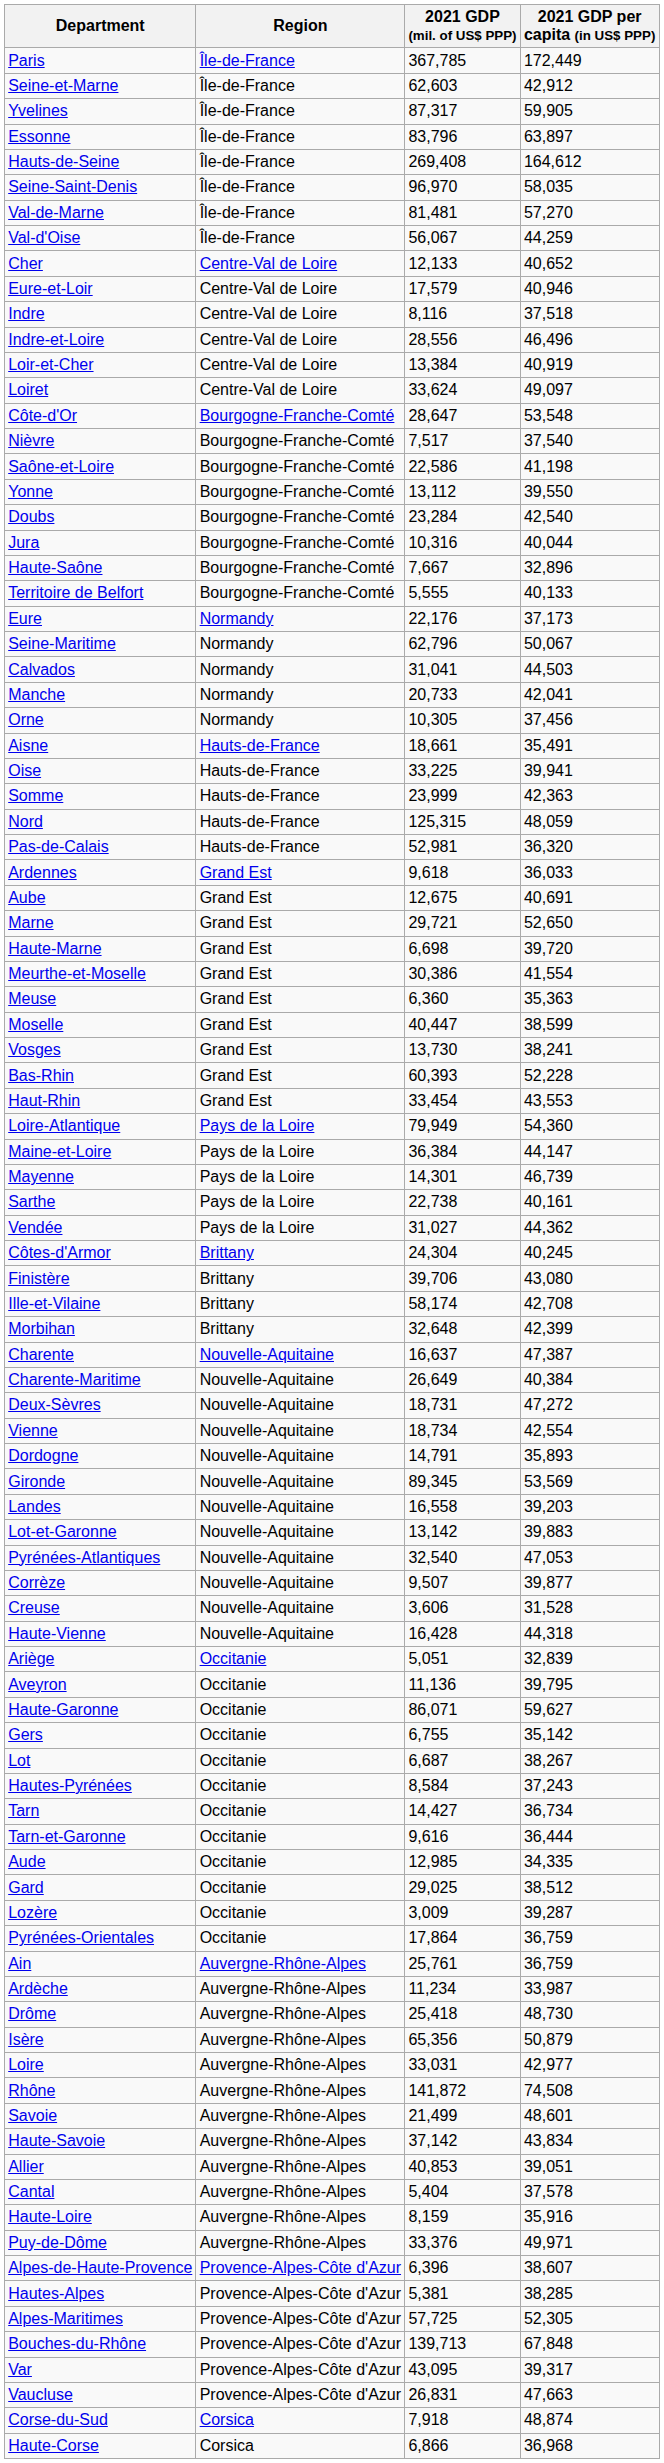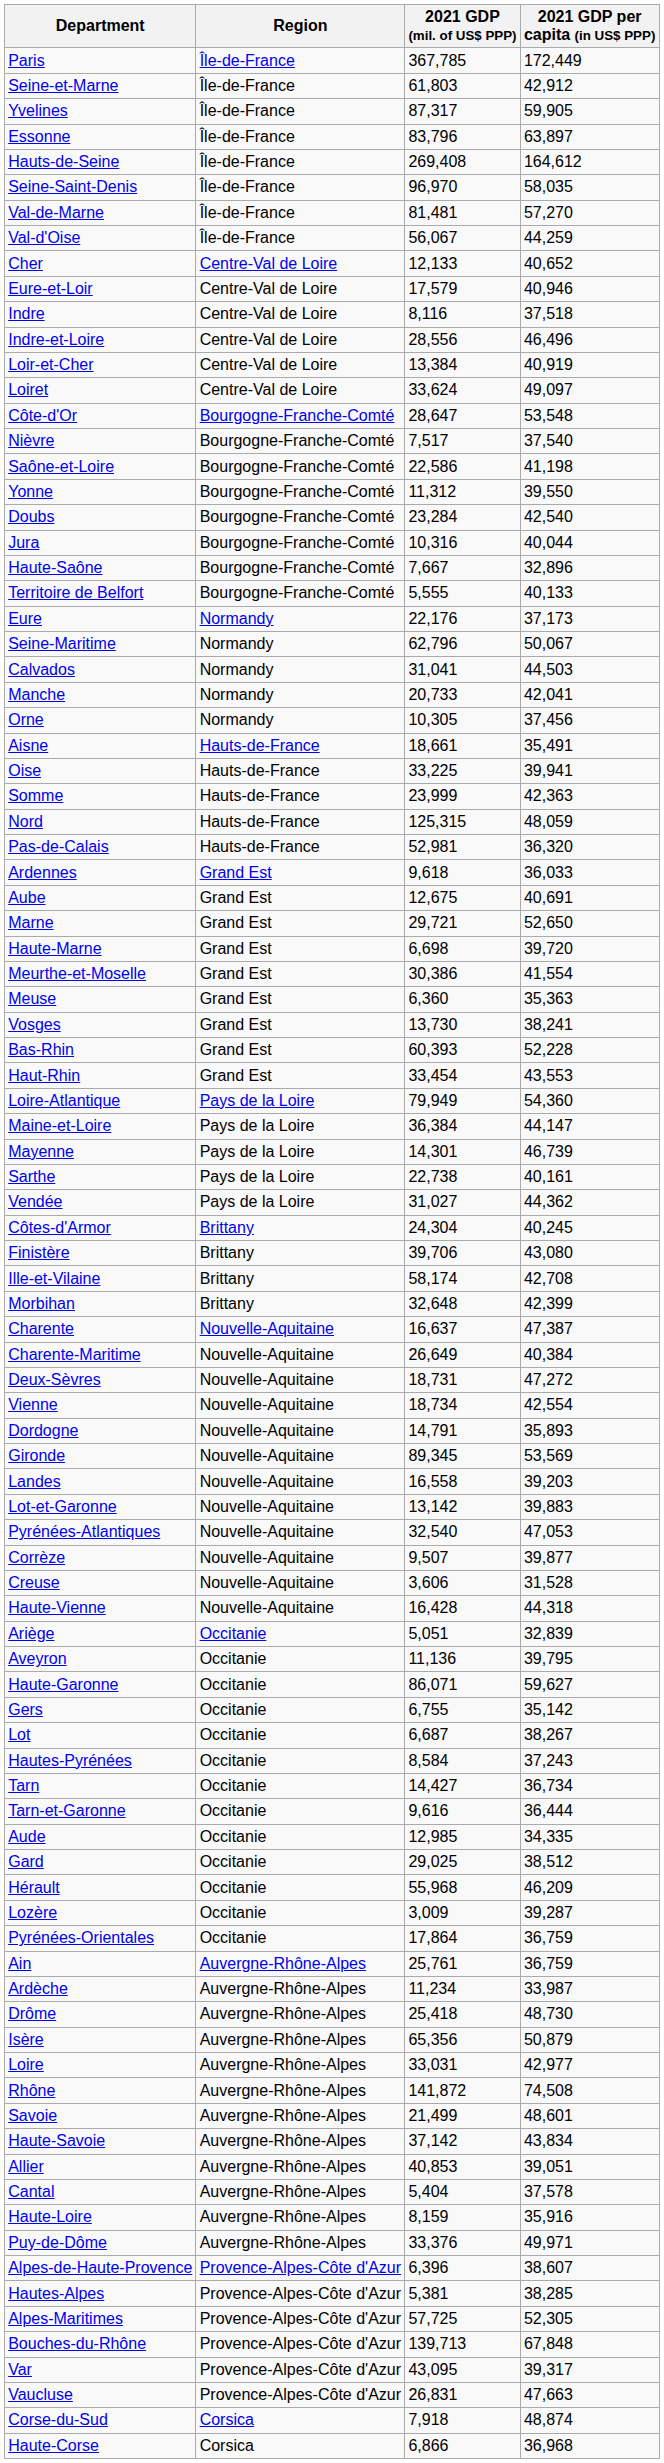(433, 85) 62,603 -> (433, 85) 61,803
(432, 491) 13,112 -> (432, 491) 11,312
- row: (36, 1024)
+ row: (34, 1887)
